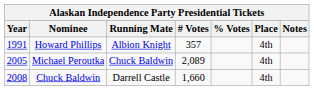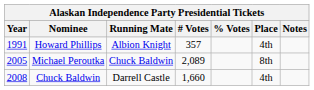(266, 61) 4th -> (266, 61) 8th
